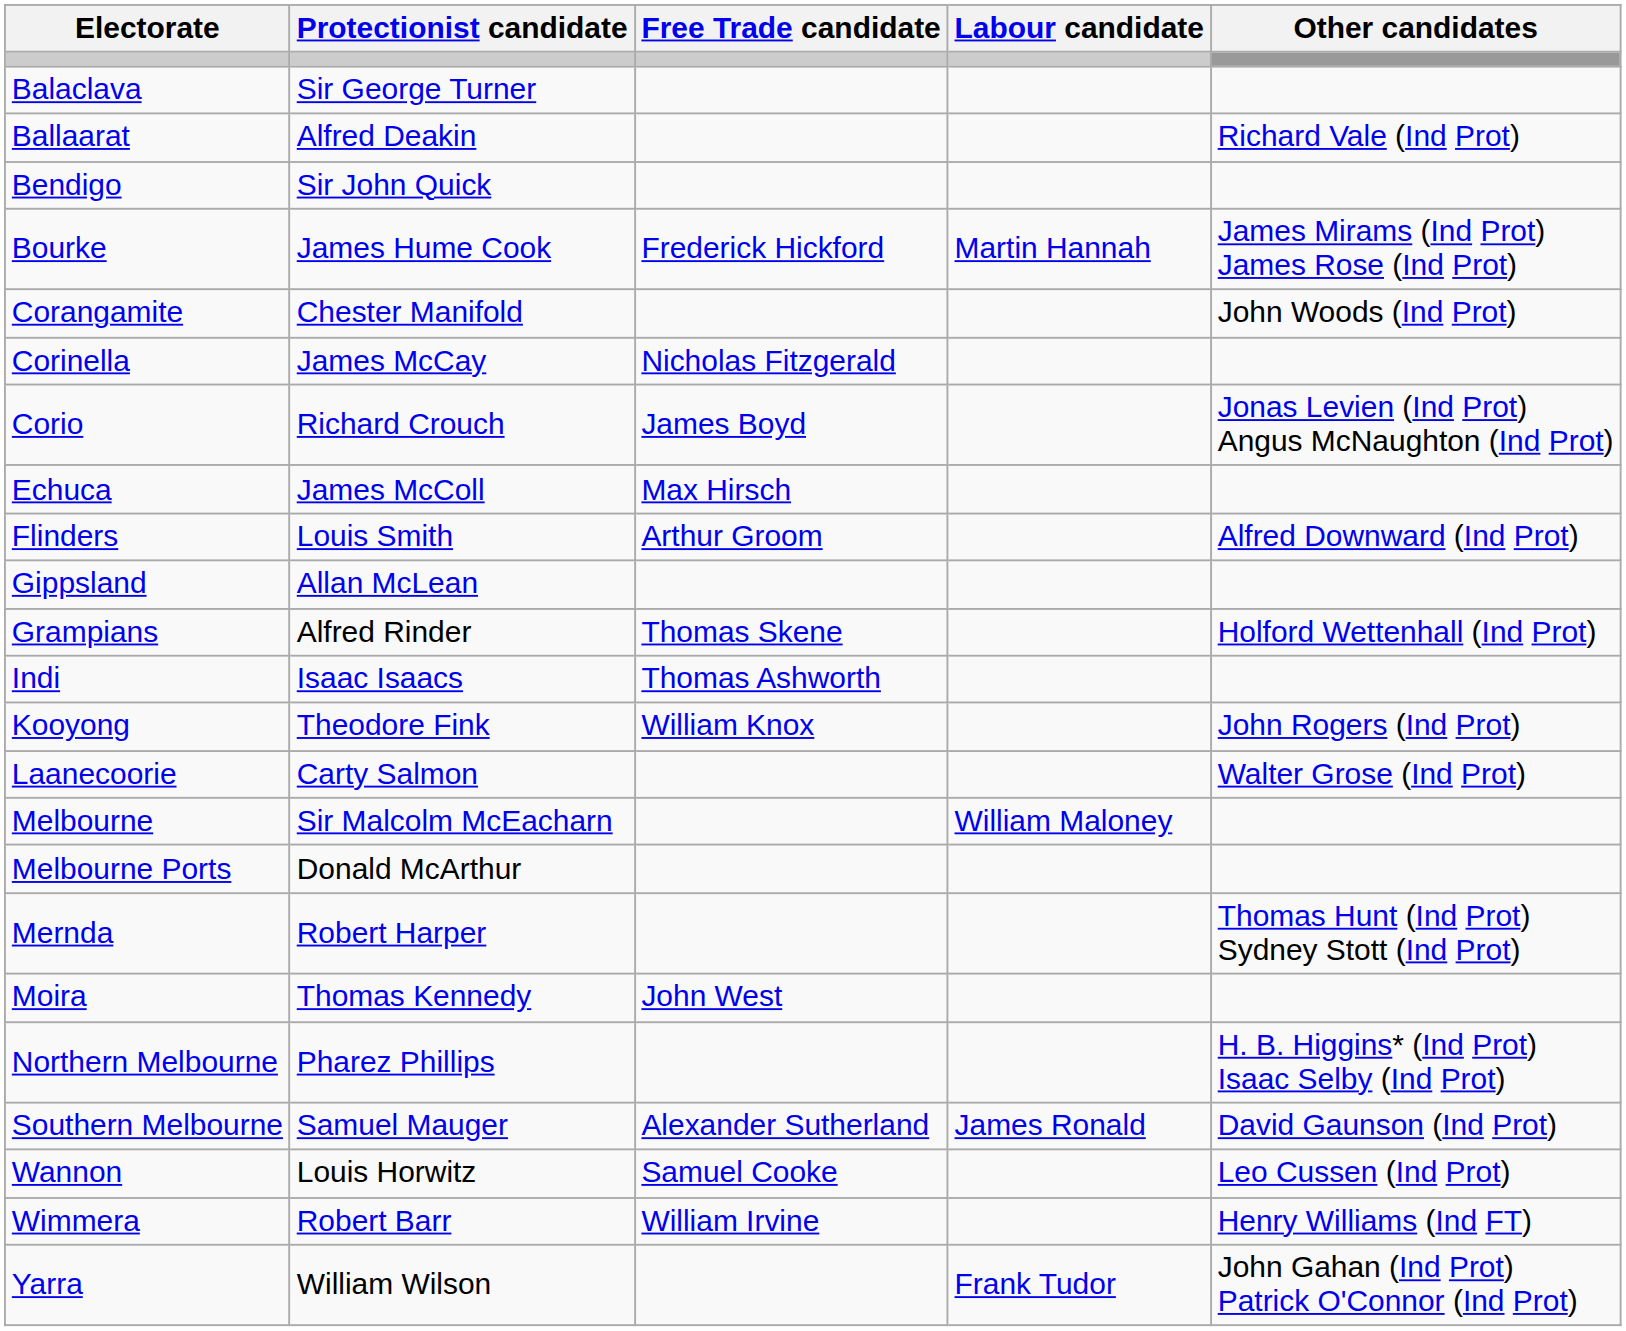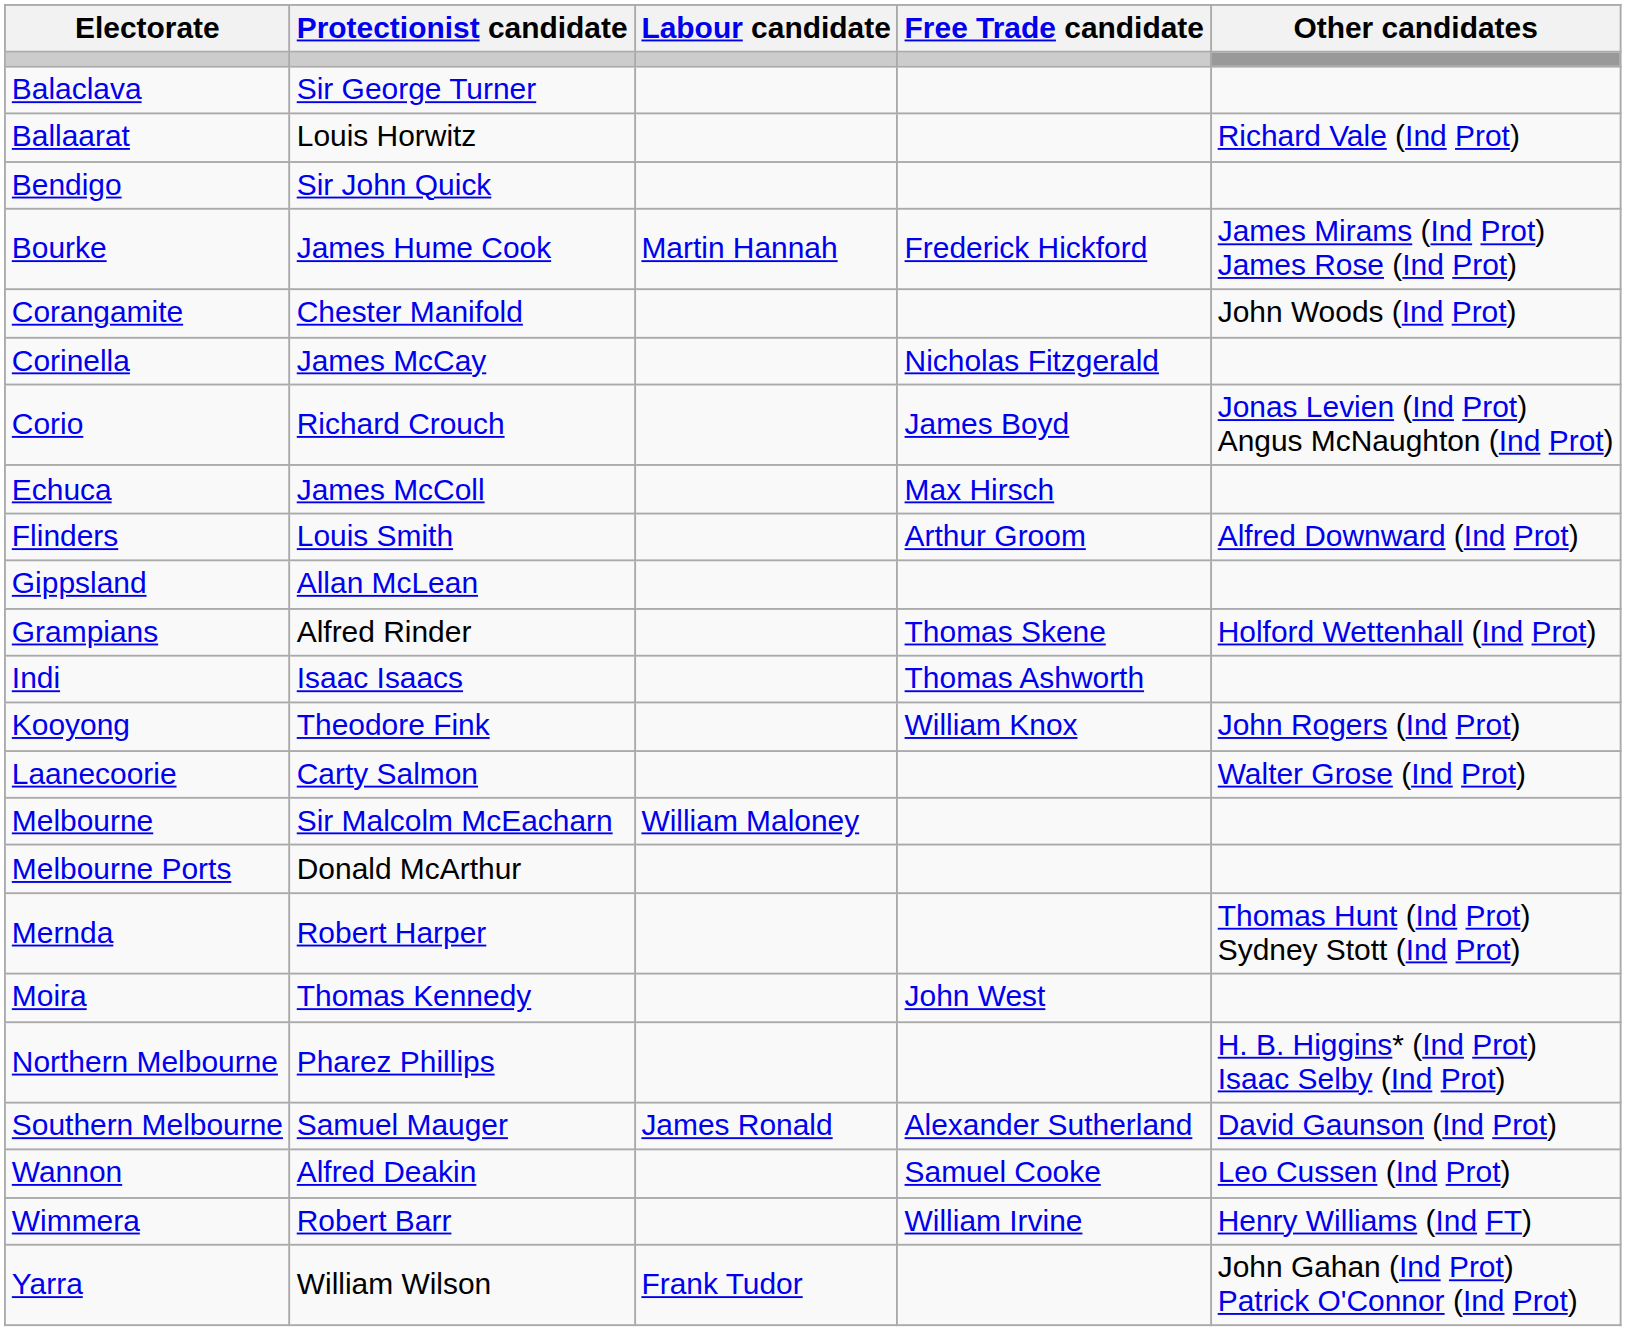columns swapped: (791, 28) <-> (1079, 28)
(387, 136) Alfred Deakin -> (387, 136) Louis Horwitz
(387, 1173) Louis Horwitz -> (387, 1173) Alfred Deakin
